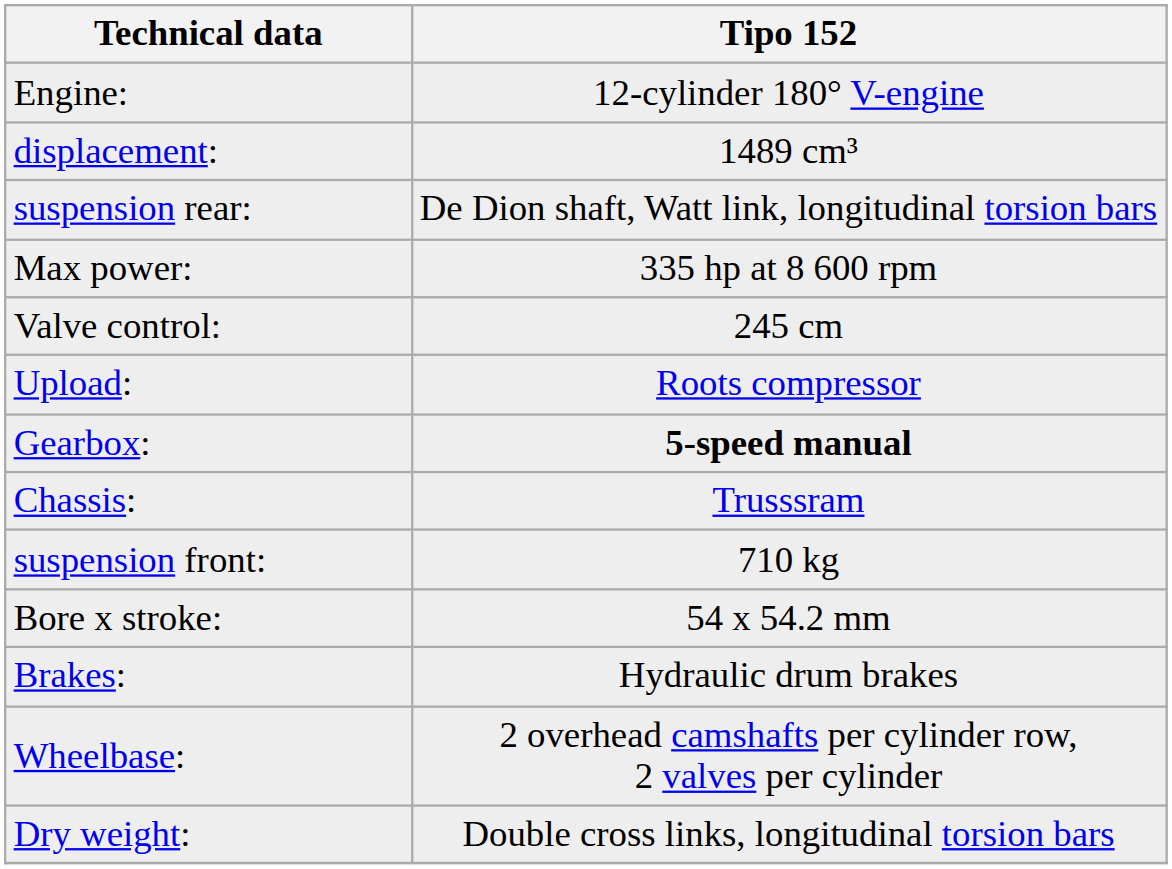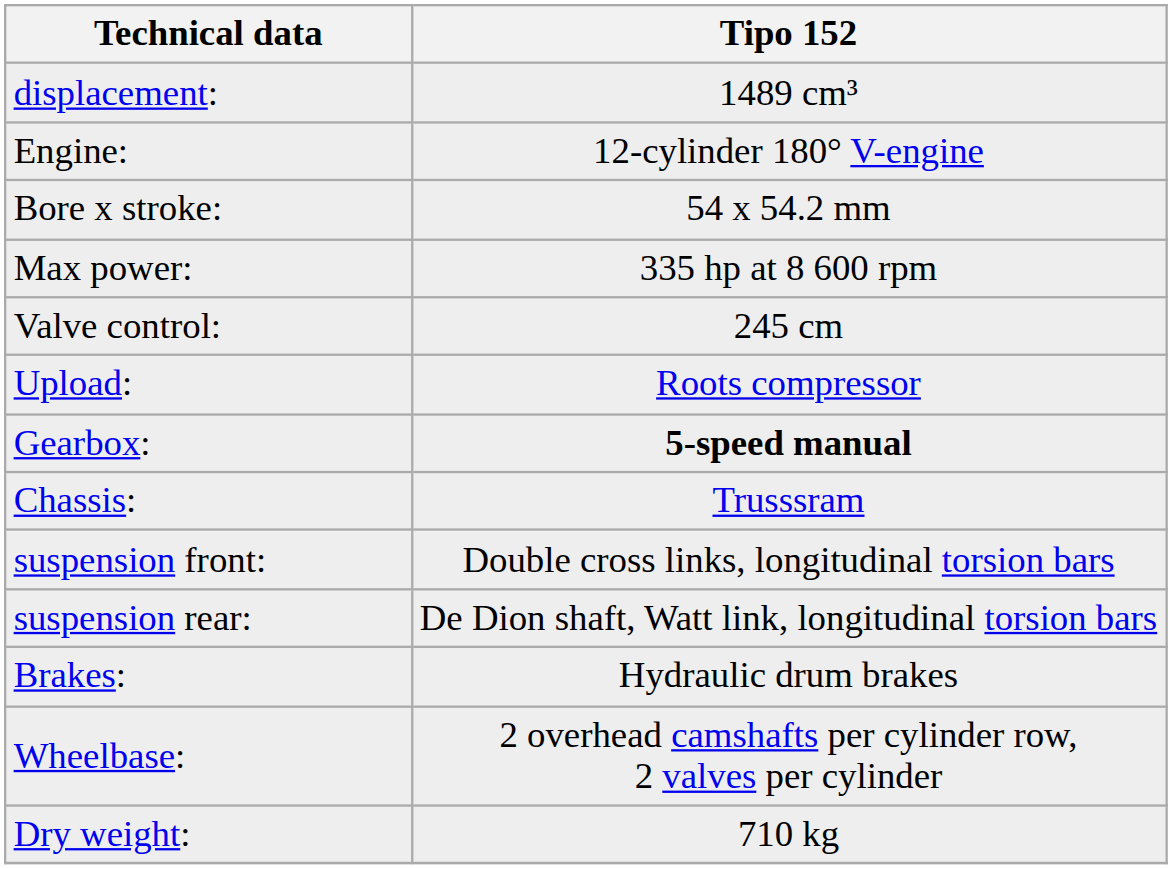rows swapped: (75, 92) <-> (120, 150)
rows swapped: (122, 617) <-> (137, 208)
(788, 558) 710 kg -> (788, 558) Double cross links, longitudinal torsion bars
(788, 833) Double cross links, longitudinal torsion bars -> (788, 833) 710 kg
